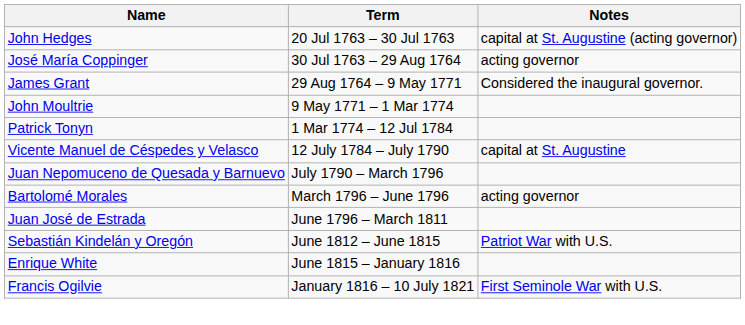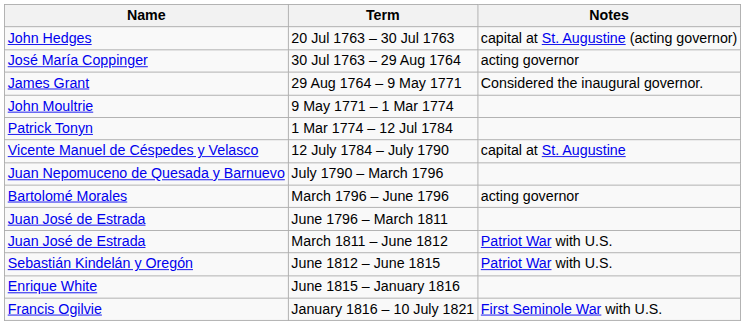+ row: (370, 241)
